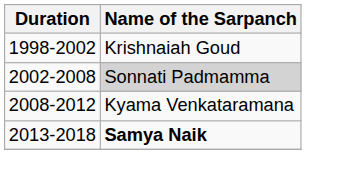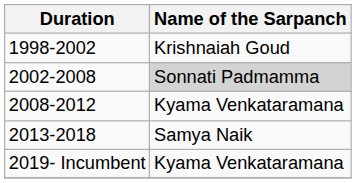(156, 134) bold -> (203, 134) normal
+ row: (77, 163)
